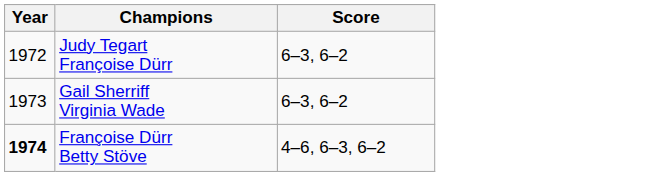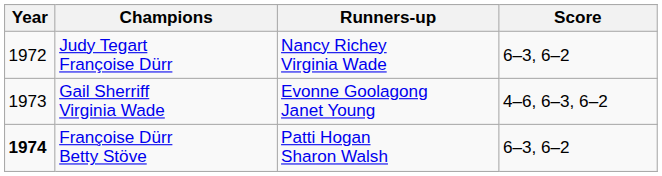+ column: (388, 18)
(314, 101) 6–3, 6–2 -> (555, 101) 4–6, 6–3, 6–2
(333, 147) 4–6, 6–3, 6–2 -> (536, 147) 6–3, 6–2
